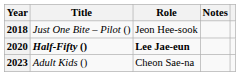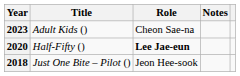rows swapped: (17, 29) <-> (17, 63)
(60, 46) bold -> (59, 46) normal
